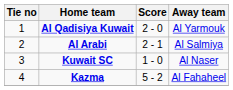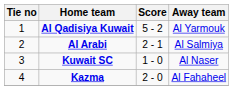(153, 28) 2 - 0 -> (153, 28) 5 - 2
(153, 77) 5 - 2 -> (153, 77) 2 - 0
